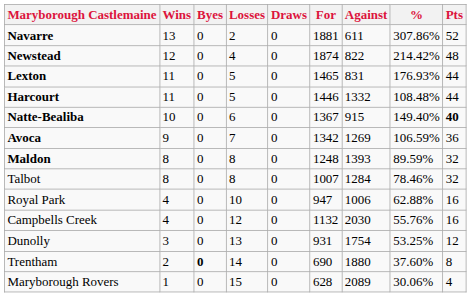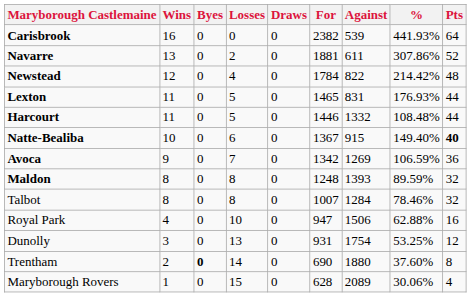+ row: (39, 35)
(326, 55) 1874 -> (326, 76) 1784
(358, 199) 1006 -> (358, 220) 1506
- row: (52, 220)
